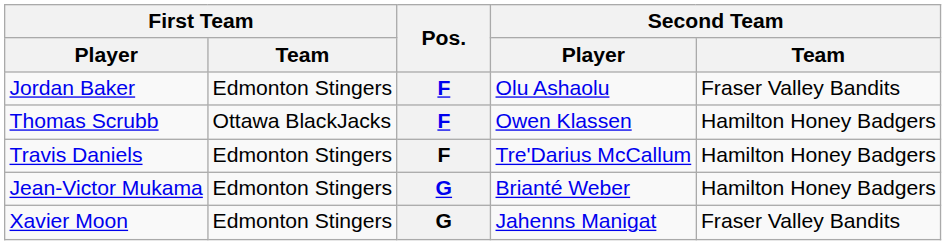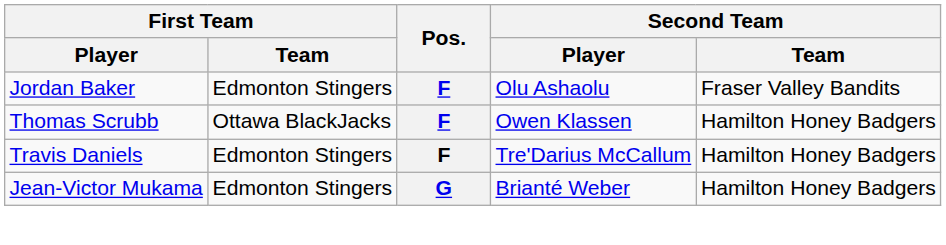- row: (69, 222)
